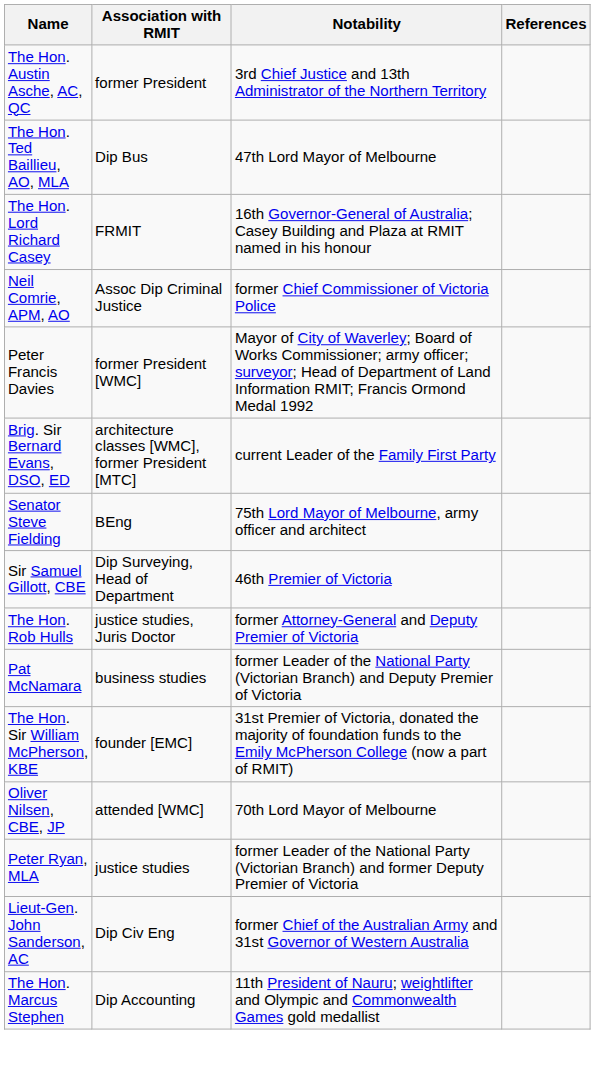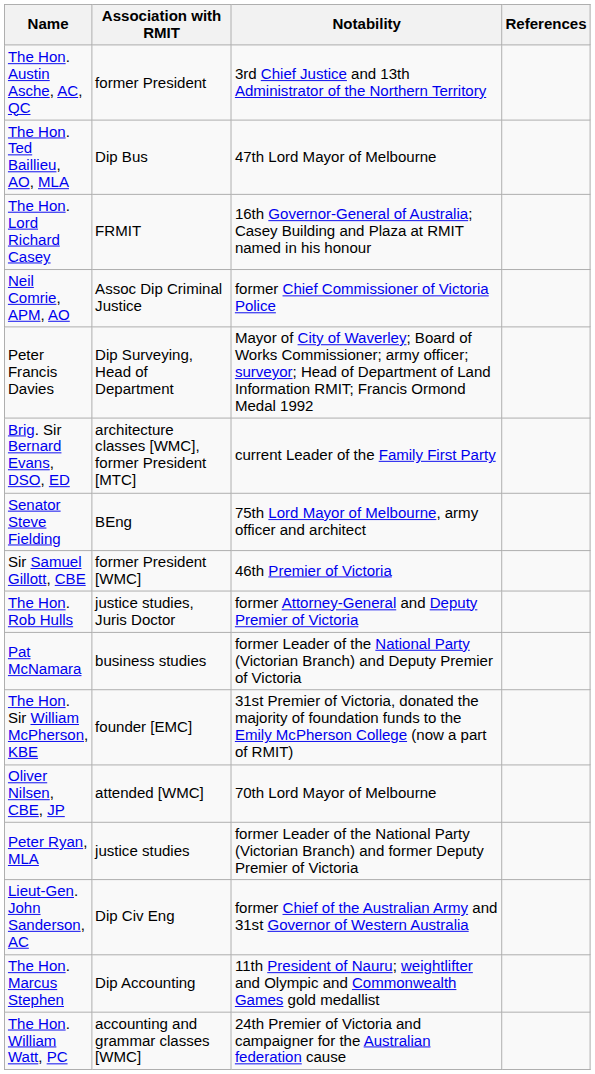(151, 372) former President [WMC] -> (144, 372) Dip Surveying, Head of Department
(144, 579) Dip Surveying, Head of Department -> (151, 571) former President [WMC]
+ row: (39, 1041)
